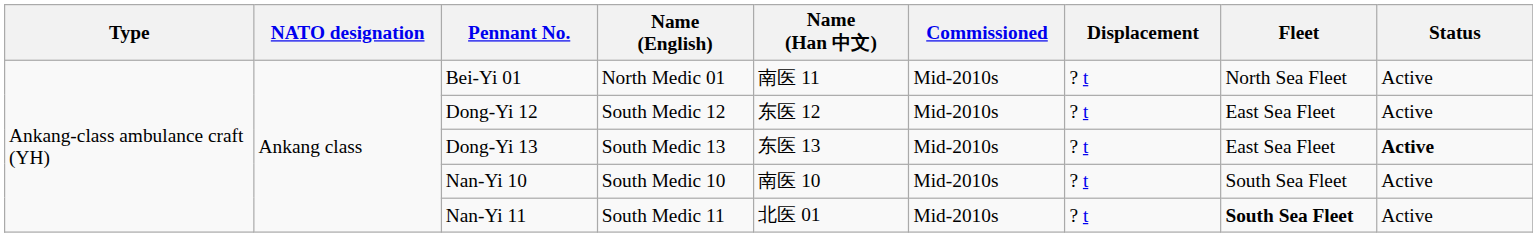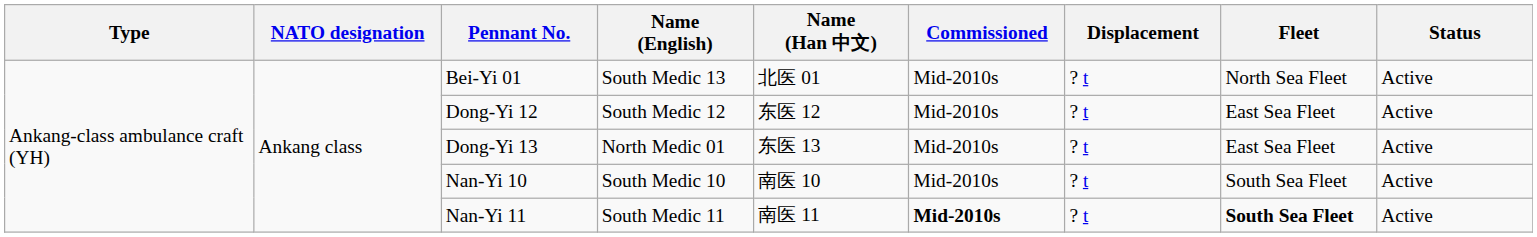(663, 77) North Medic 01 -> (663, 77) South Medic 13
(789, 77) 南医 11 -> (789, 77) 北医 01
(663, 146) South Medic 13 -> (663, 146) North Medic 01
(1408, 146) bold -> (1407, 146) normal
(789, 214) 北医 01 -> (789, 214) 南医 11
(956, 215) normal -> (957, 215) bold
